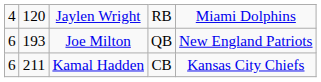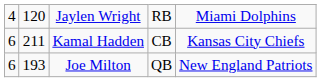rows swapped: (98, 40) <-> (98, 64)
